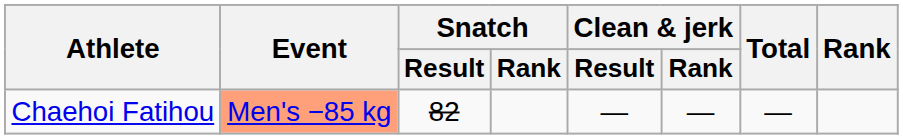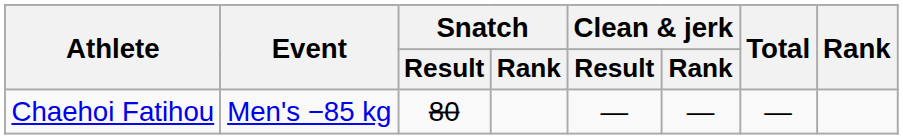(309, 112) lightsalmon background -> (309, 112) no background
(444, 112) 82 -> (444, 112) 80
